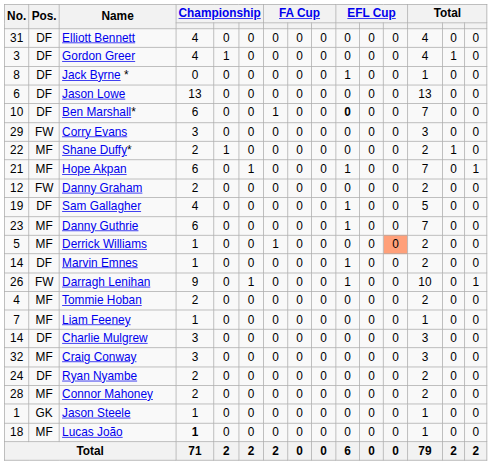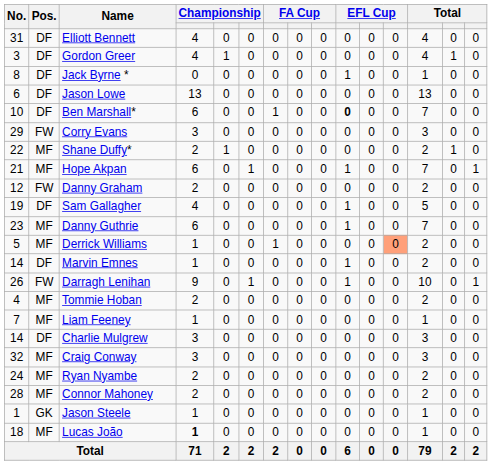(44, 376) DF -> (44, 376) MF
